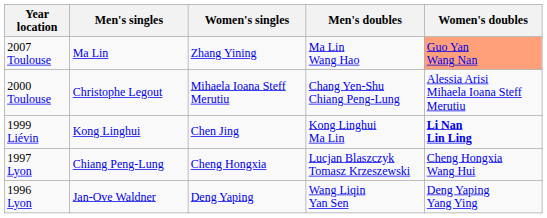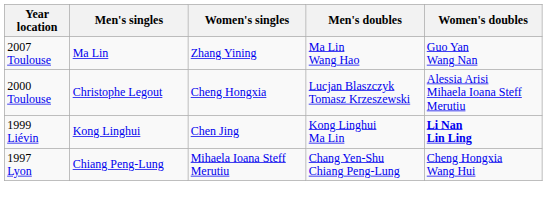(452, 53) lightsalmon background -> (452, 53) no background
(238, 92) Mihaela Ioana Steff Merutiu -> (229, 92) Cheng Hongxia
(354, 92) Chang Yen-Shu Chiang Peng-Lung -> (359, 92) Lucjan Blaszczyk Tomasz Krzeszewski
(229, 164) Cheng Hongxia -> (238, 164) Mihaela Ioana Steff Merutiu
(359, 164) Lucjan Blaszczyk Tomasz Krzeszewski -> (354, 164) Chang Yen-Shu Chiang Peng-Lung
- row: (19, 196)
